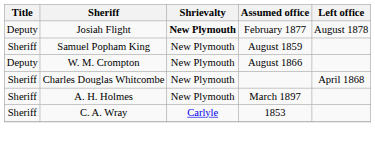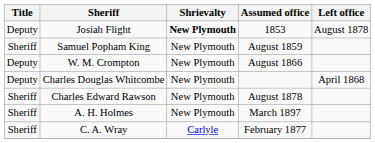(275, 29) February 1877 -> (275, 29) 1853
(22, 79) Sheriff -> (22, 79) Deputy
+ row: (104, 96)
(275, 113) 1853 -> (275, 130) February 1877
